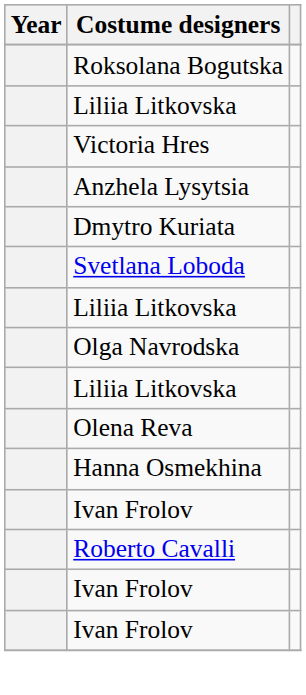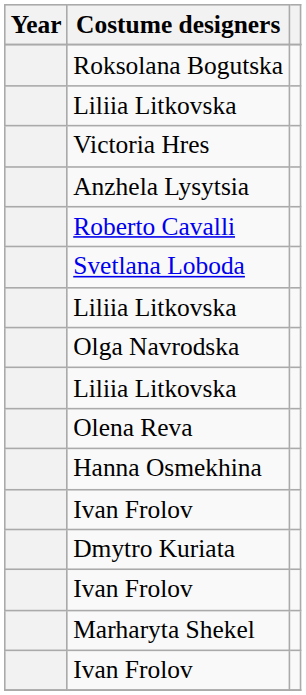rows swapped: (36, 549) <-> (36, 227)
+ row: (36, 630)
